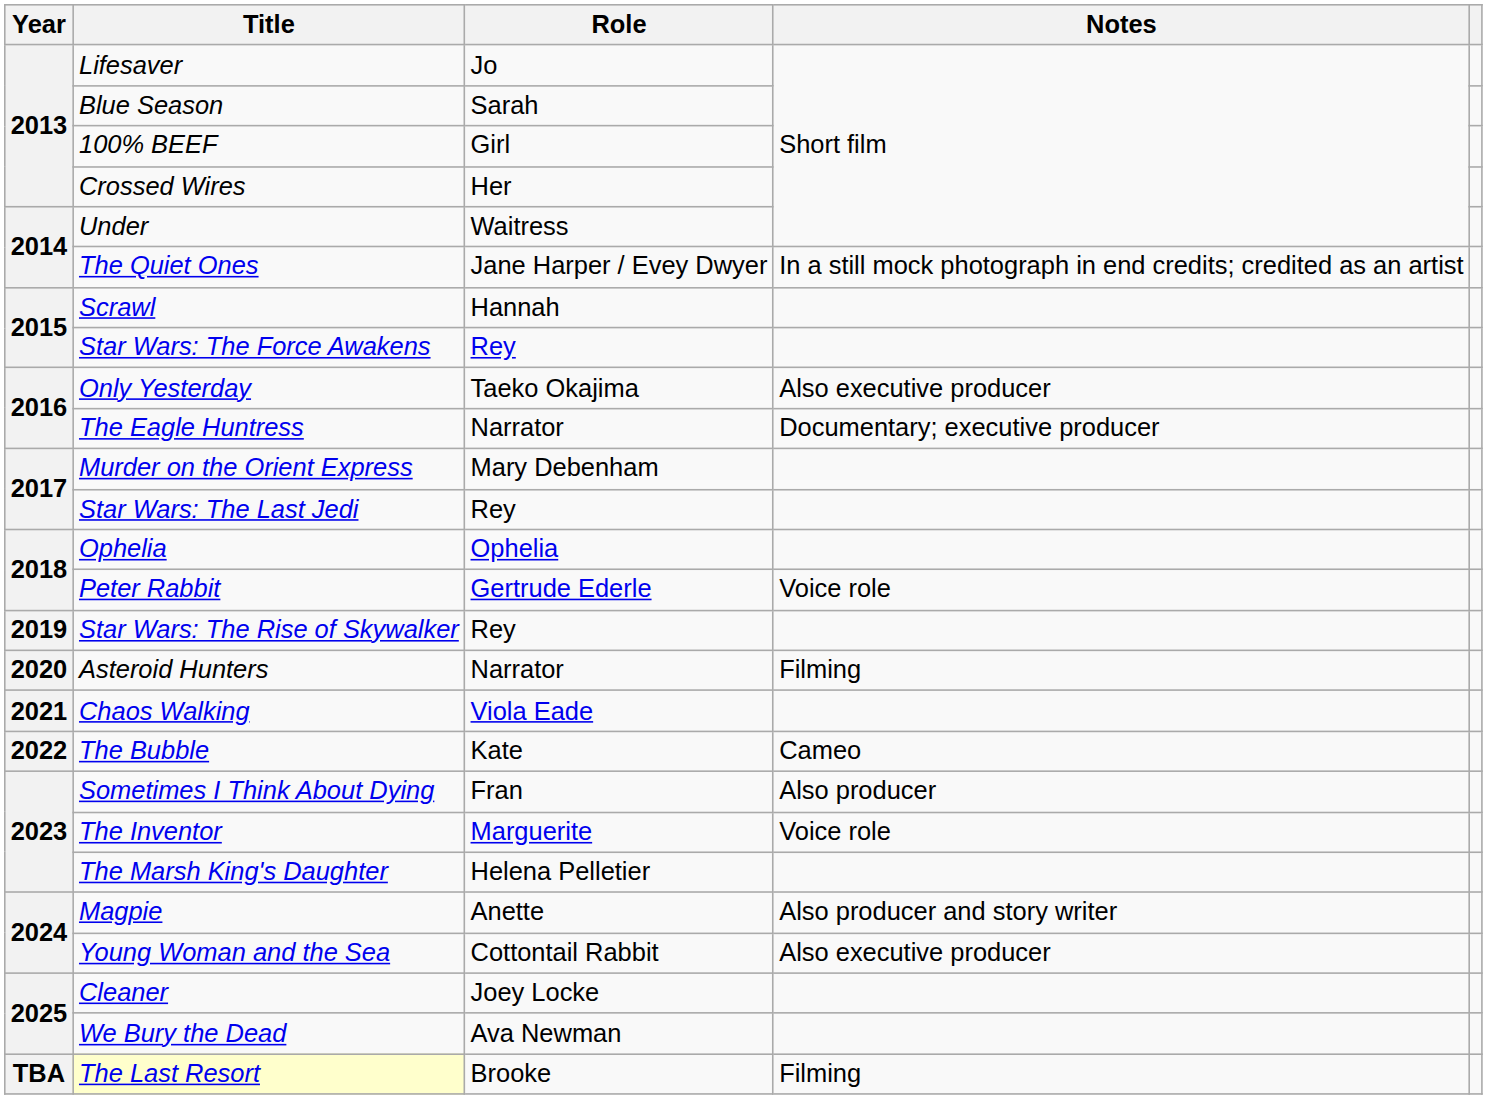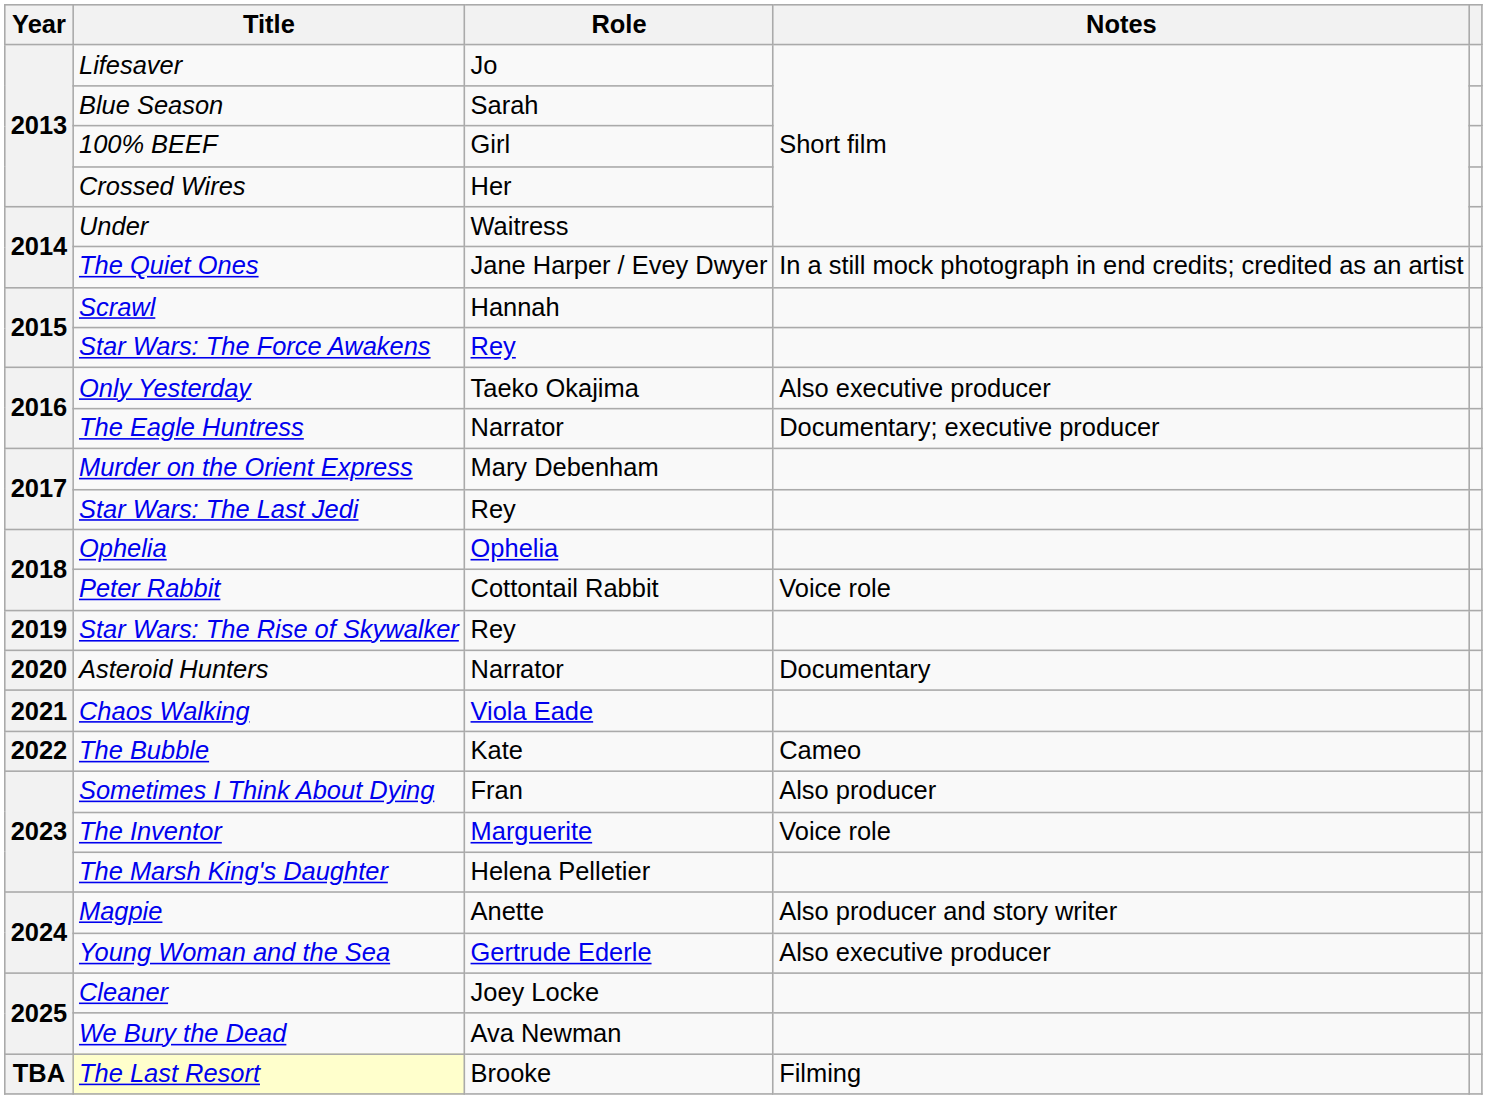(561, 589) Gertrude Ederle -> (565, 589) Cottontail Rabbit
(820, 670) Filming -> (855, 670) Documentary
(565, 952) Cottontail Rabbit -> (561, 952) Gertrude Ederle
